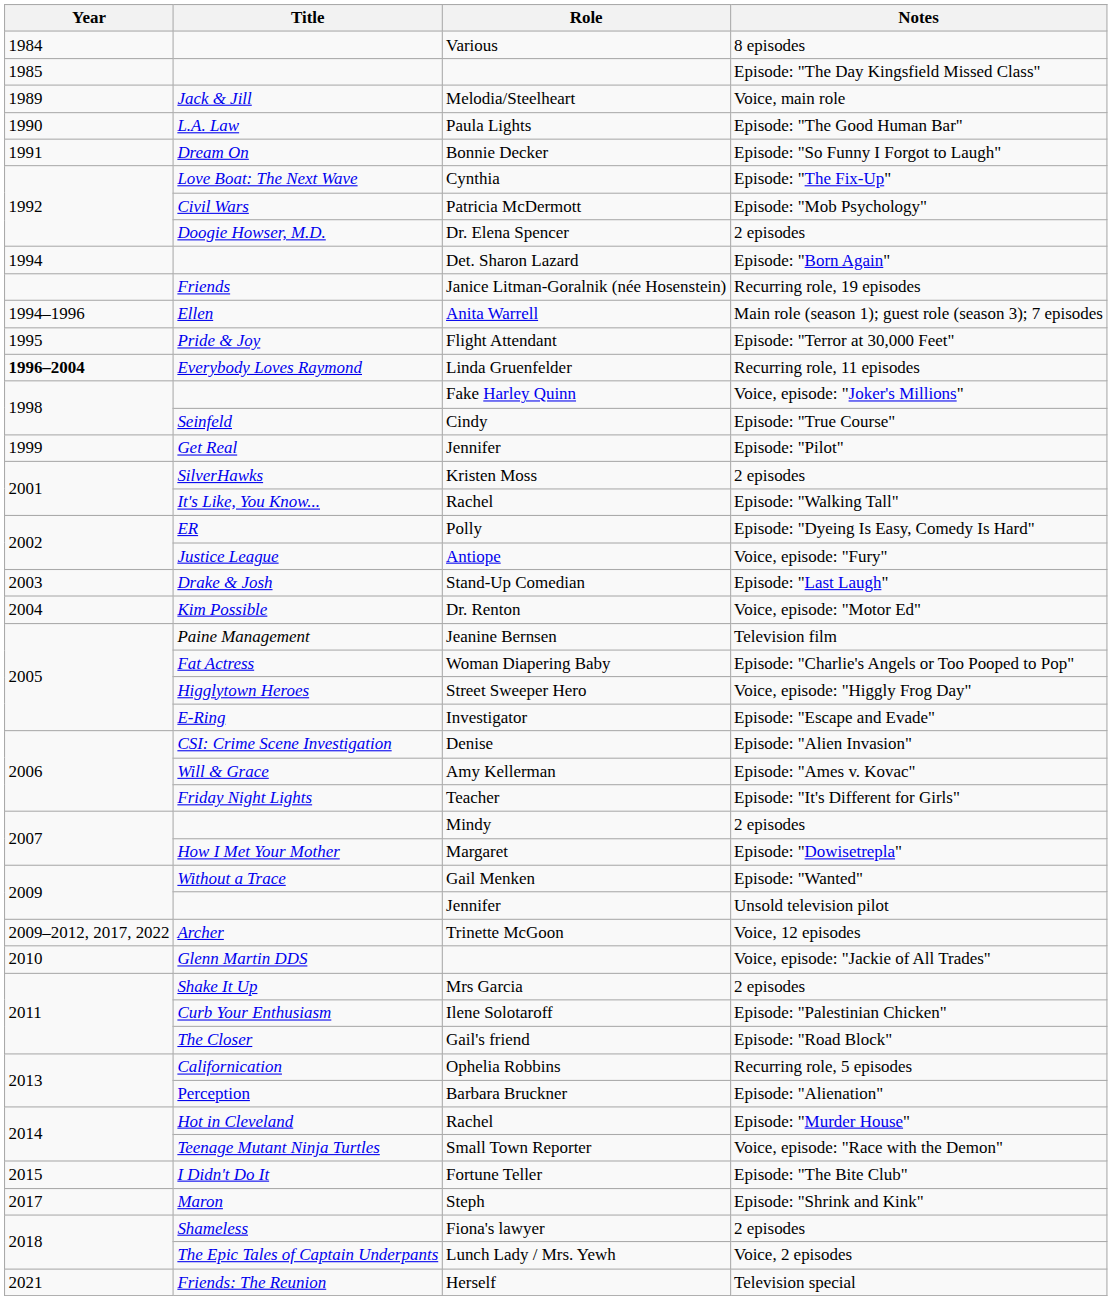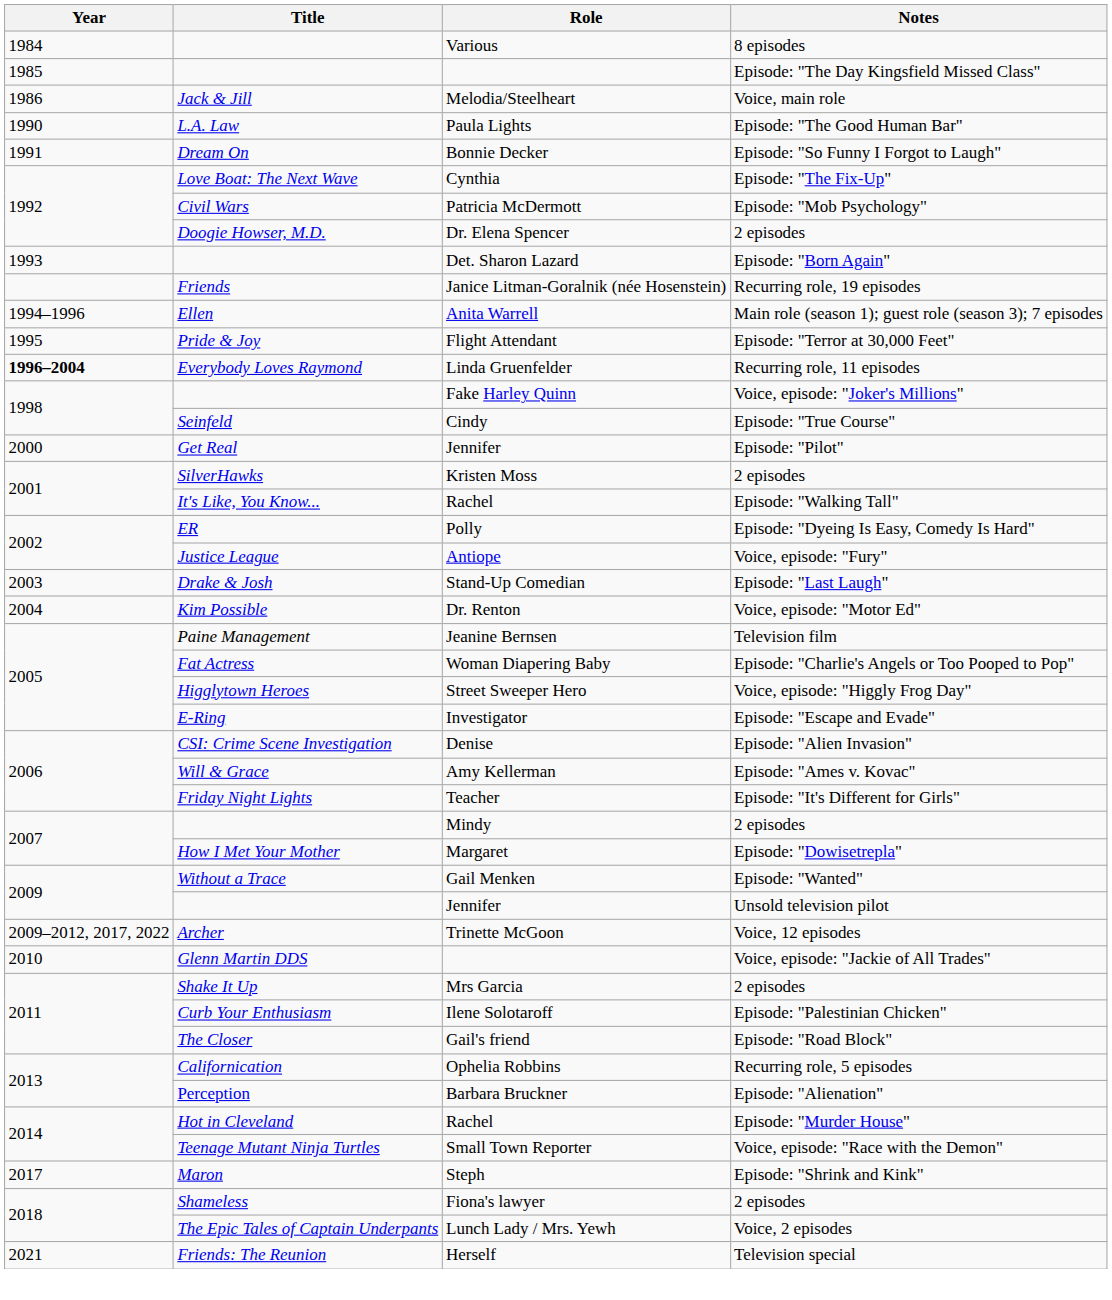(25, 98) 1989 -> (25, 98) 1986
(25, 260) 1994 -> (25, 260) 1993
(25, 448) 1999 -> (25, 448) 2000
- row: (494, 1174)
